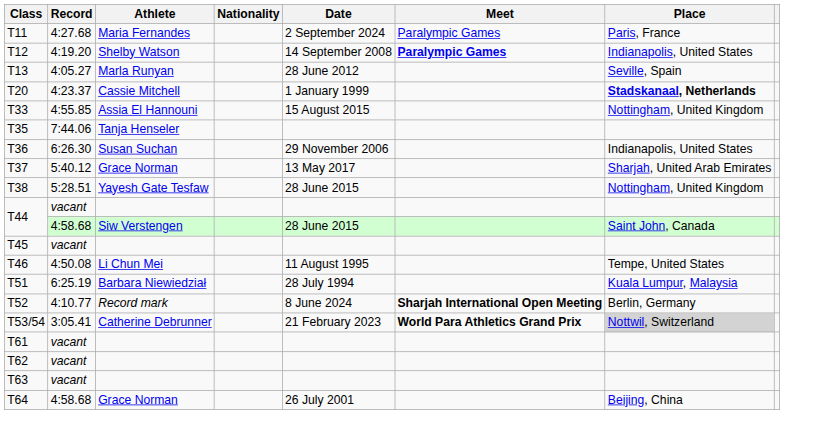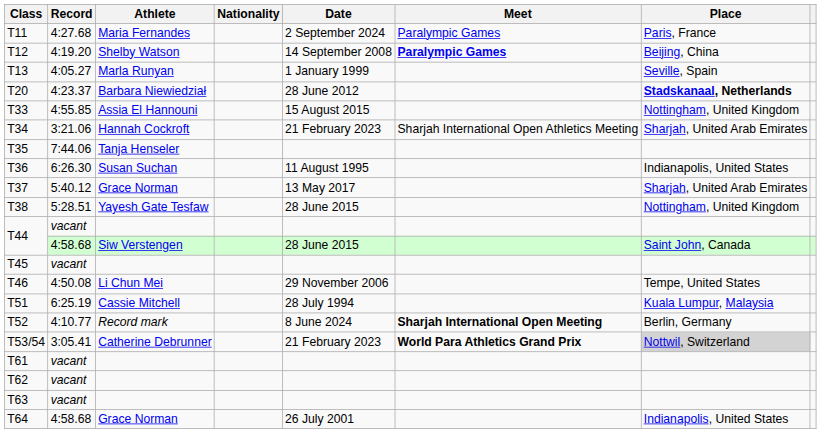(680, 52) Indianapolis, United States -> (681, 52) Beijing, China
(322, 71) 28 June 2012 -> (327, 71) 1 January 1999
(139, 91) Cassie Mitchell -> (152, 91) Barbara Niewiedział
(327, 91) 1 January 1999 -> (322, 91) 28 June 2012
+ row: (18, 129)
(337, 149) 29 November 2006 -> (327, 168) 11 August 1995
(327, 264) 11 August 1995 -> (337, 284) 29 November 2006
(152, 284) Barbara Niewiedział -> (139, 303) Cassie Mitchell
(645, 399) Beijing, China -> (716, 419) Indianapolis, United States
